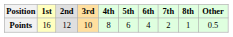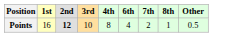- column: (128, 11)
(67, 24) normal -> (67, 24) bold
